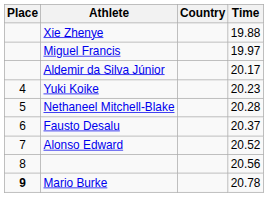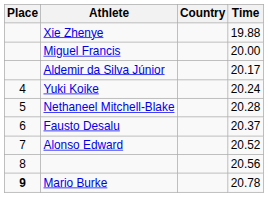(246, 51) 19.97 -> (246, 51) 20.00
(246, 88) 20.23 -> (246, 88) 20.24
